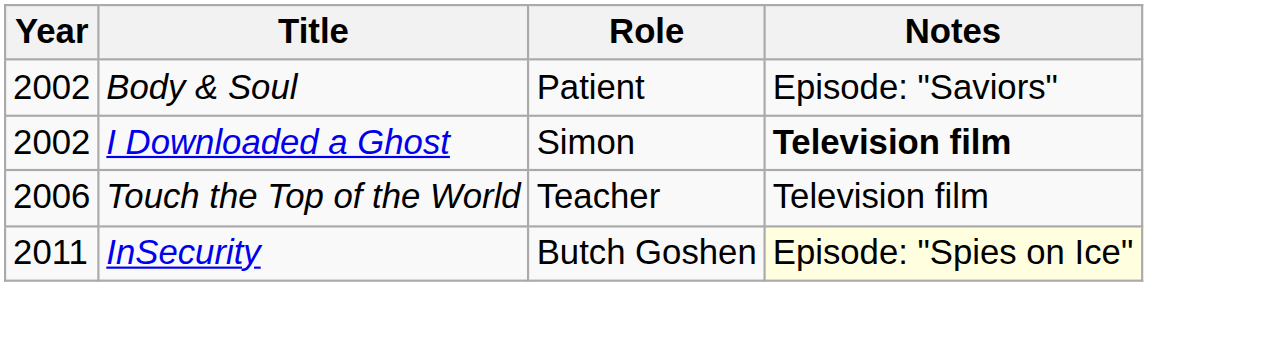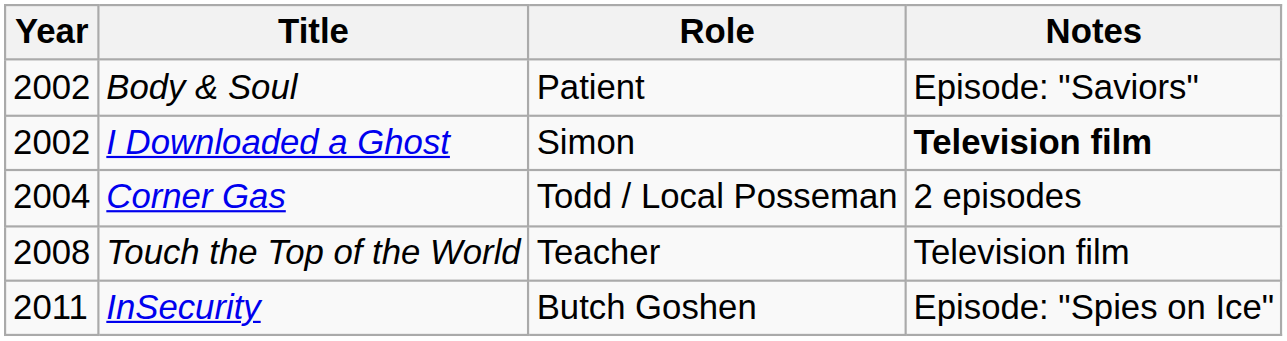+ row: (196, 197)
(52, 197) 2006 -> (52, 252) 2008
(953, 252) lightyellow background -> (1094, 307) no background
